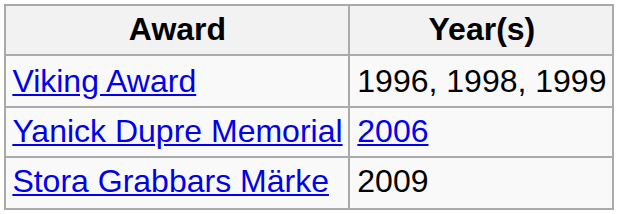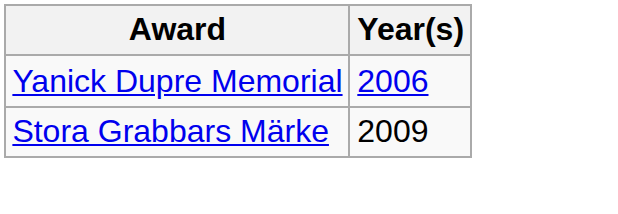- row: (104, 80)
